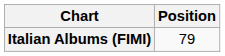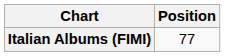(187, 39) 79 -> (187, 39) 77
